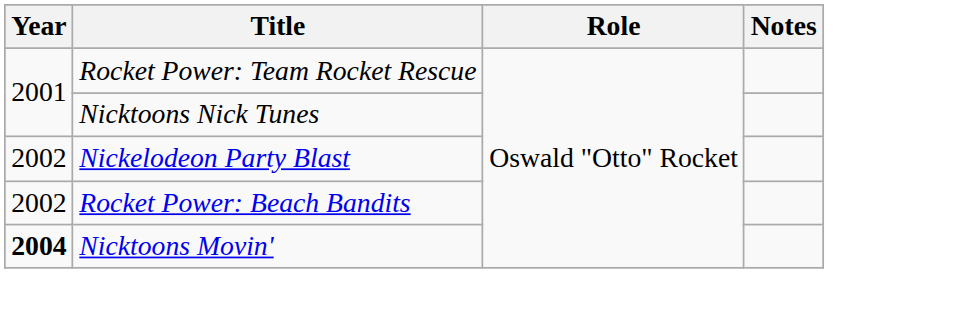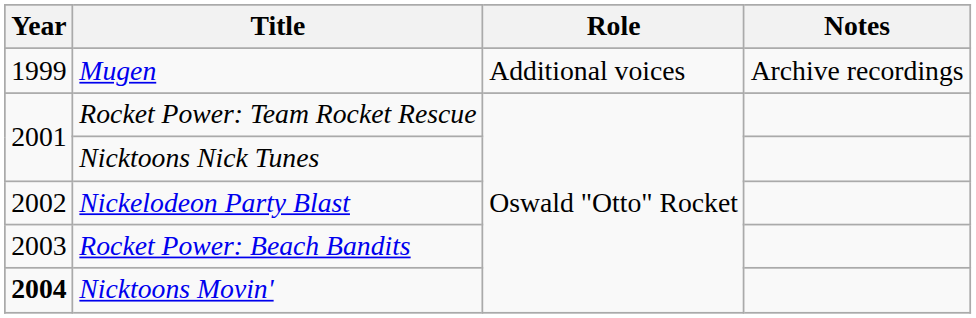+ row: (118, 70)
(39, 202) 2002 -> (39, 245) 2003
